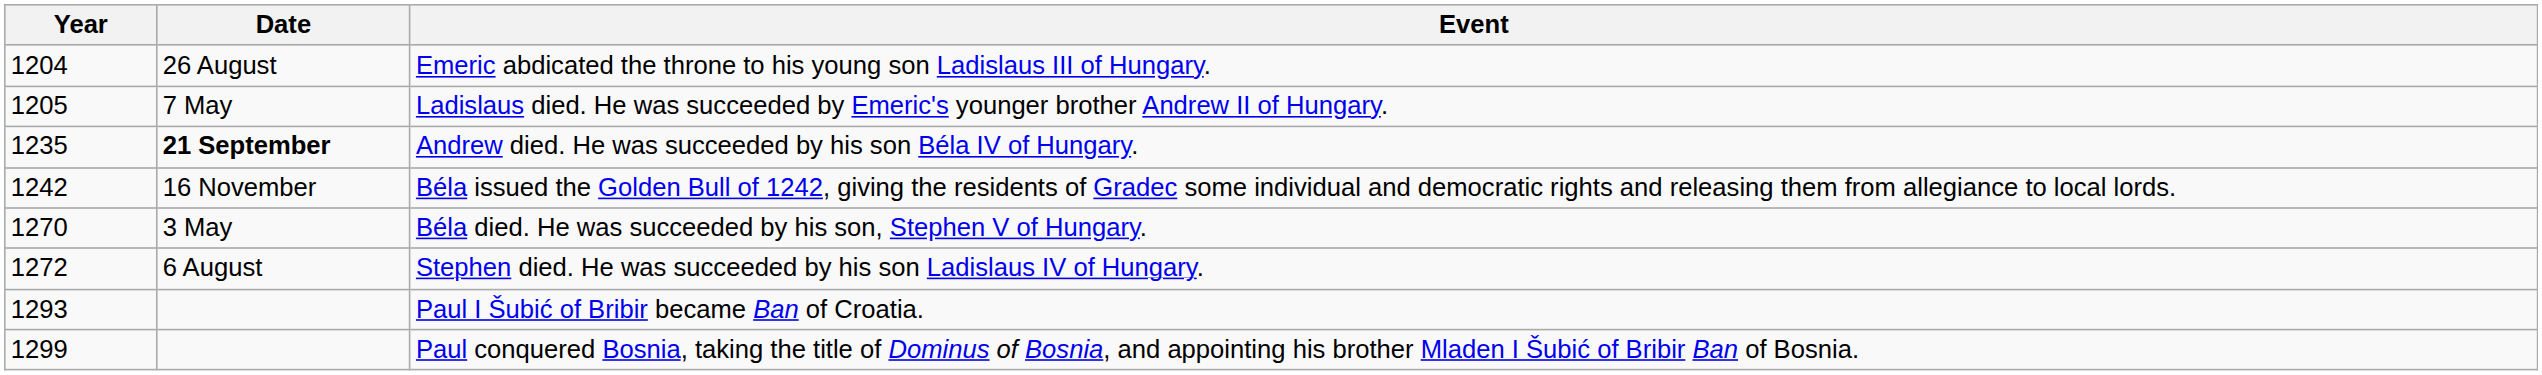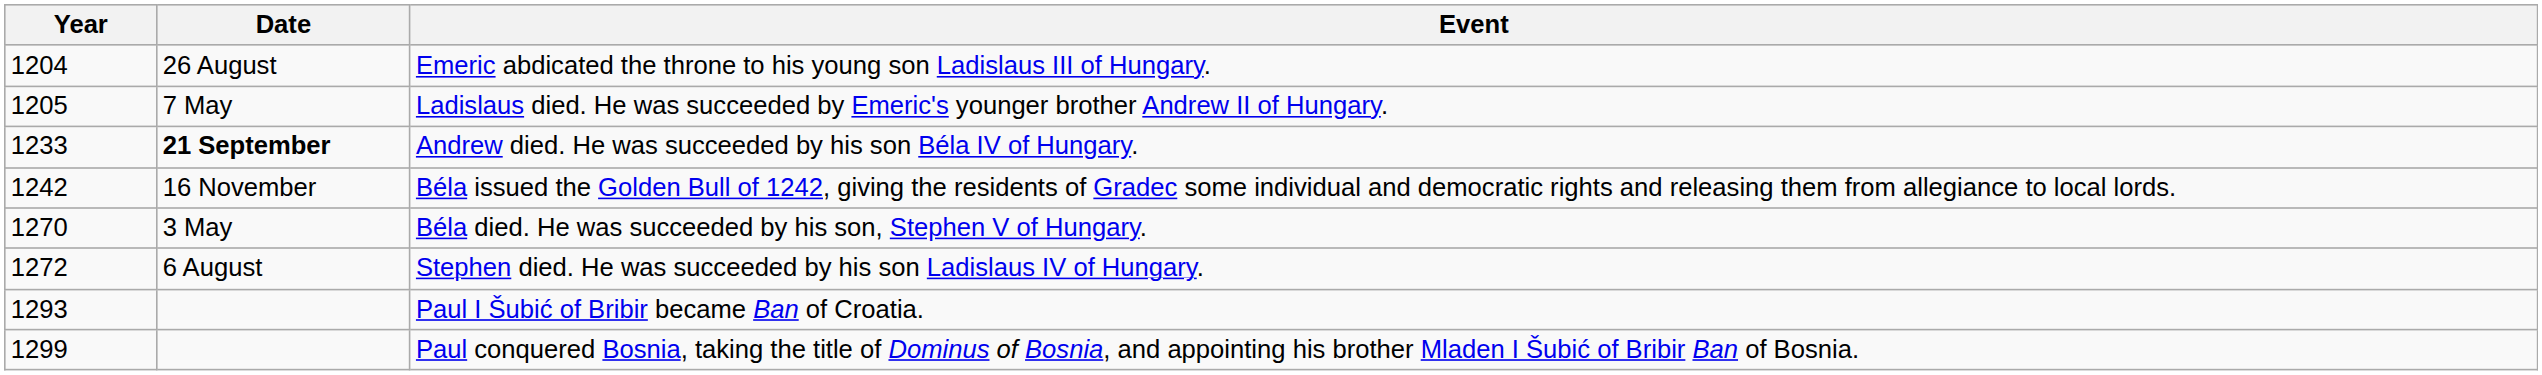(39, 146) 1235 -> (39, 146) 1233
